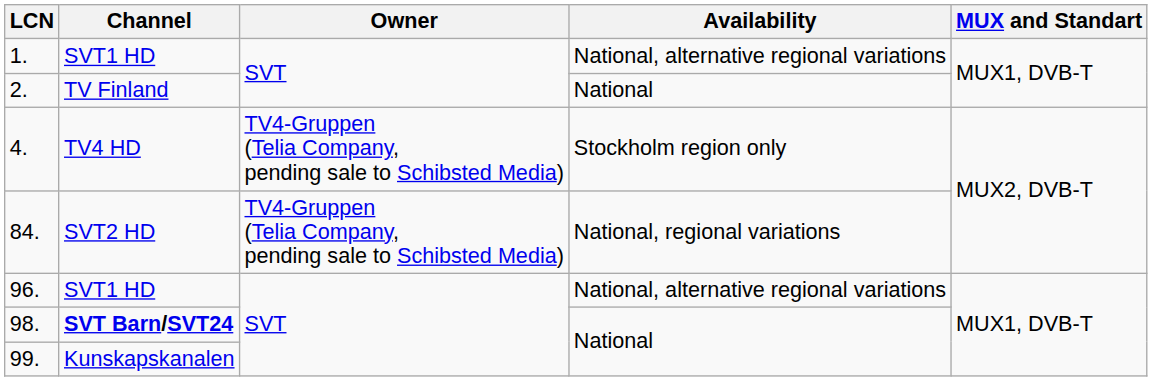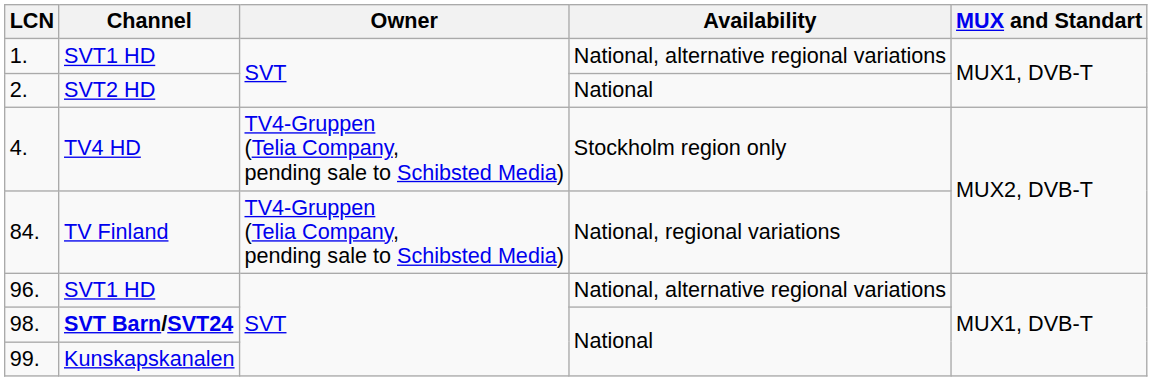(116, 90) TV Finland -> (110, 90) SVT2 HD
(110, 231) SVT2 HD -> (116, 231) TV Finland
